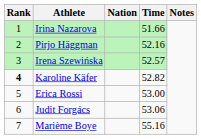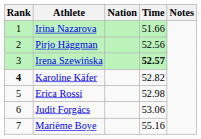(153, 45) 52.16 -> (153, 45) 52.56
(153, 61) normal -> (153, 61) bold
(153, 93) 53.00 -> (153, 93) 52.98
